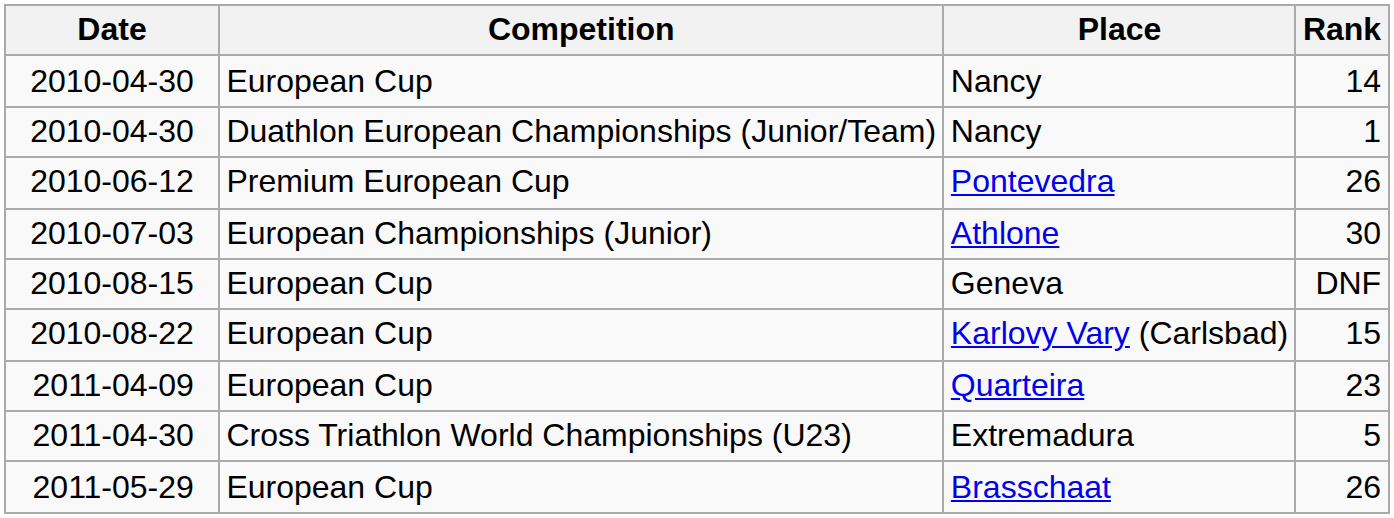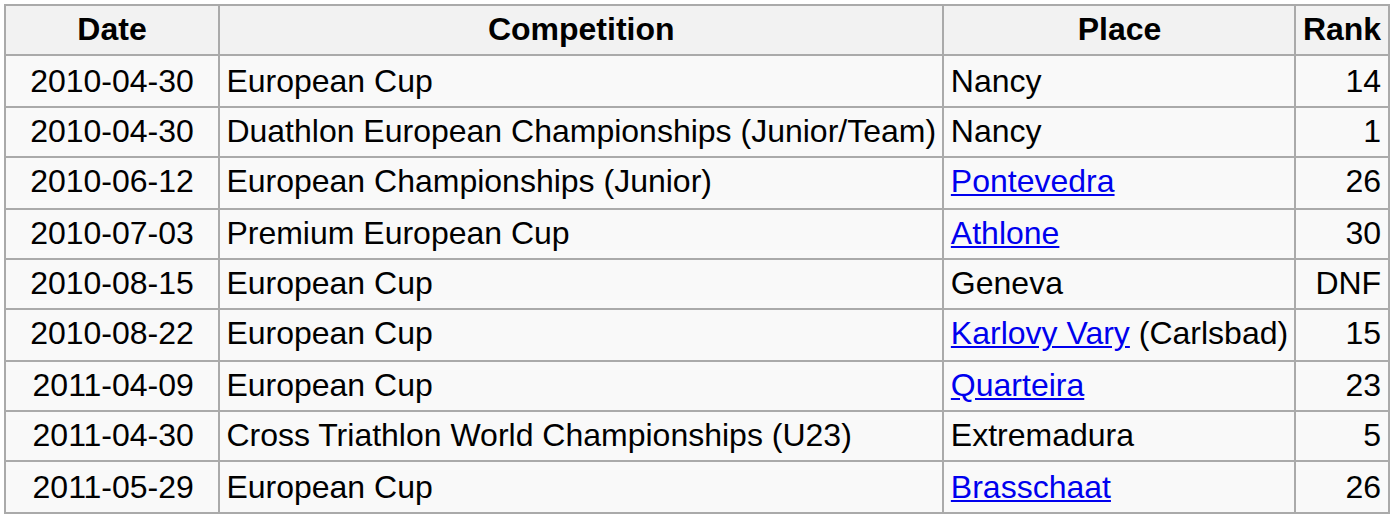(398, 182) Premium European Cup -> (469, 182) European Championships (Junior)
(469, 232) European Championships (Junior) -> (398, 232) Premium European Cup
